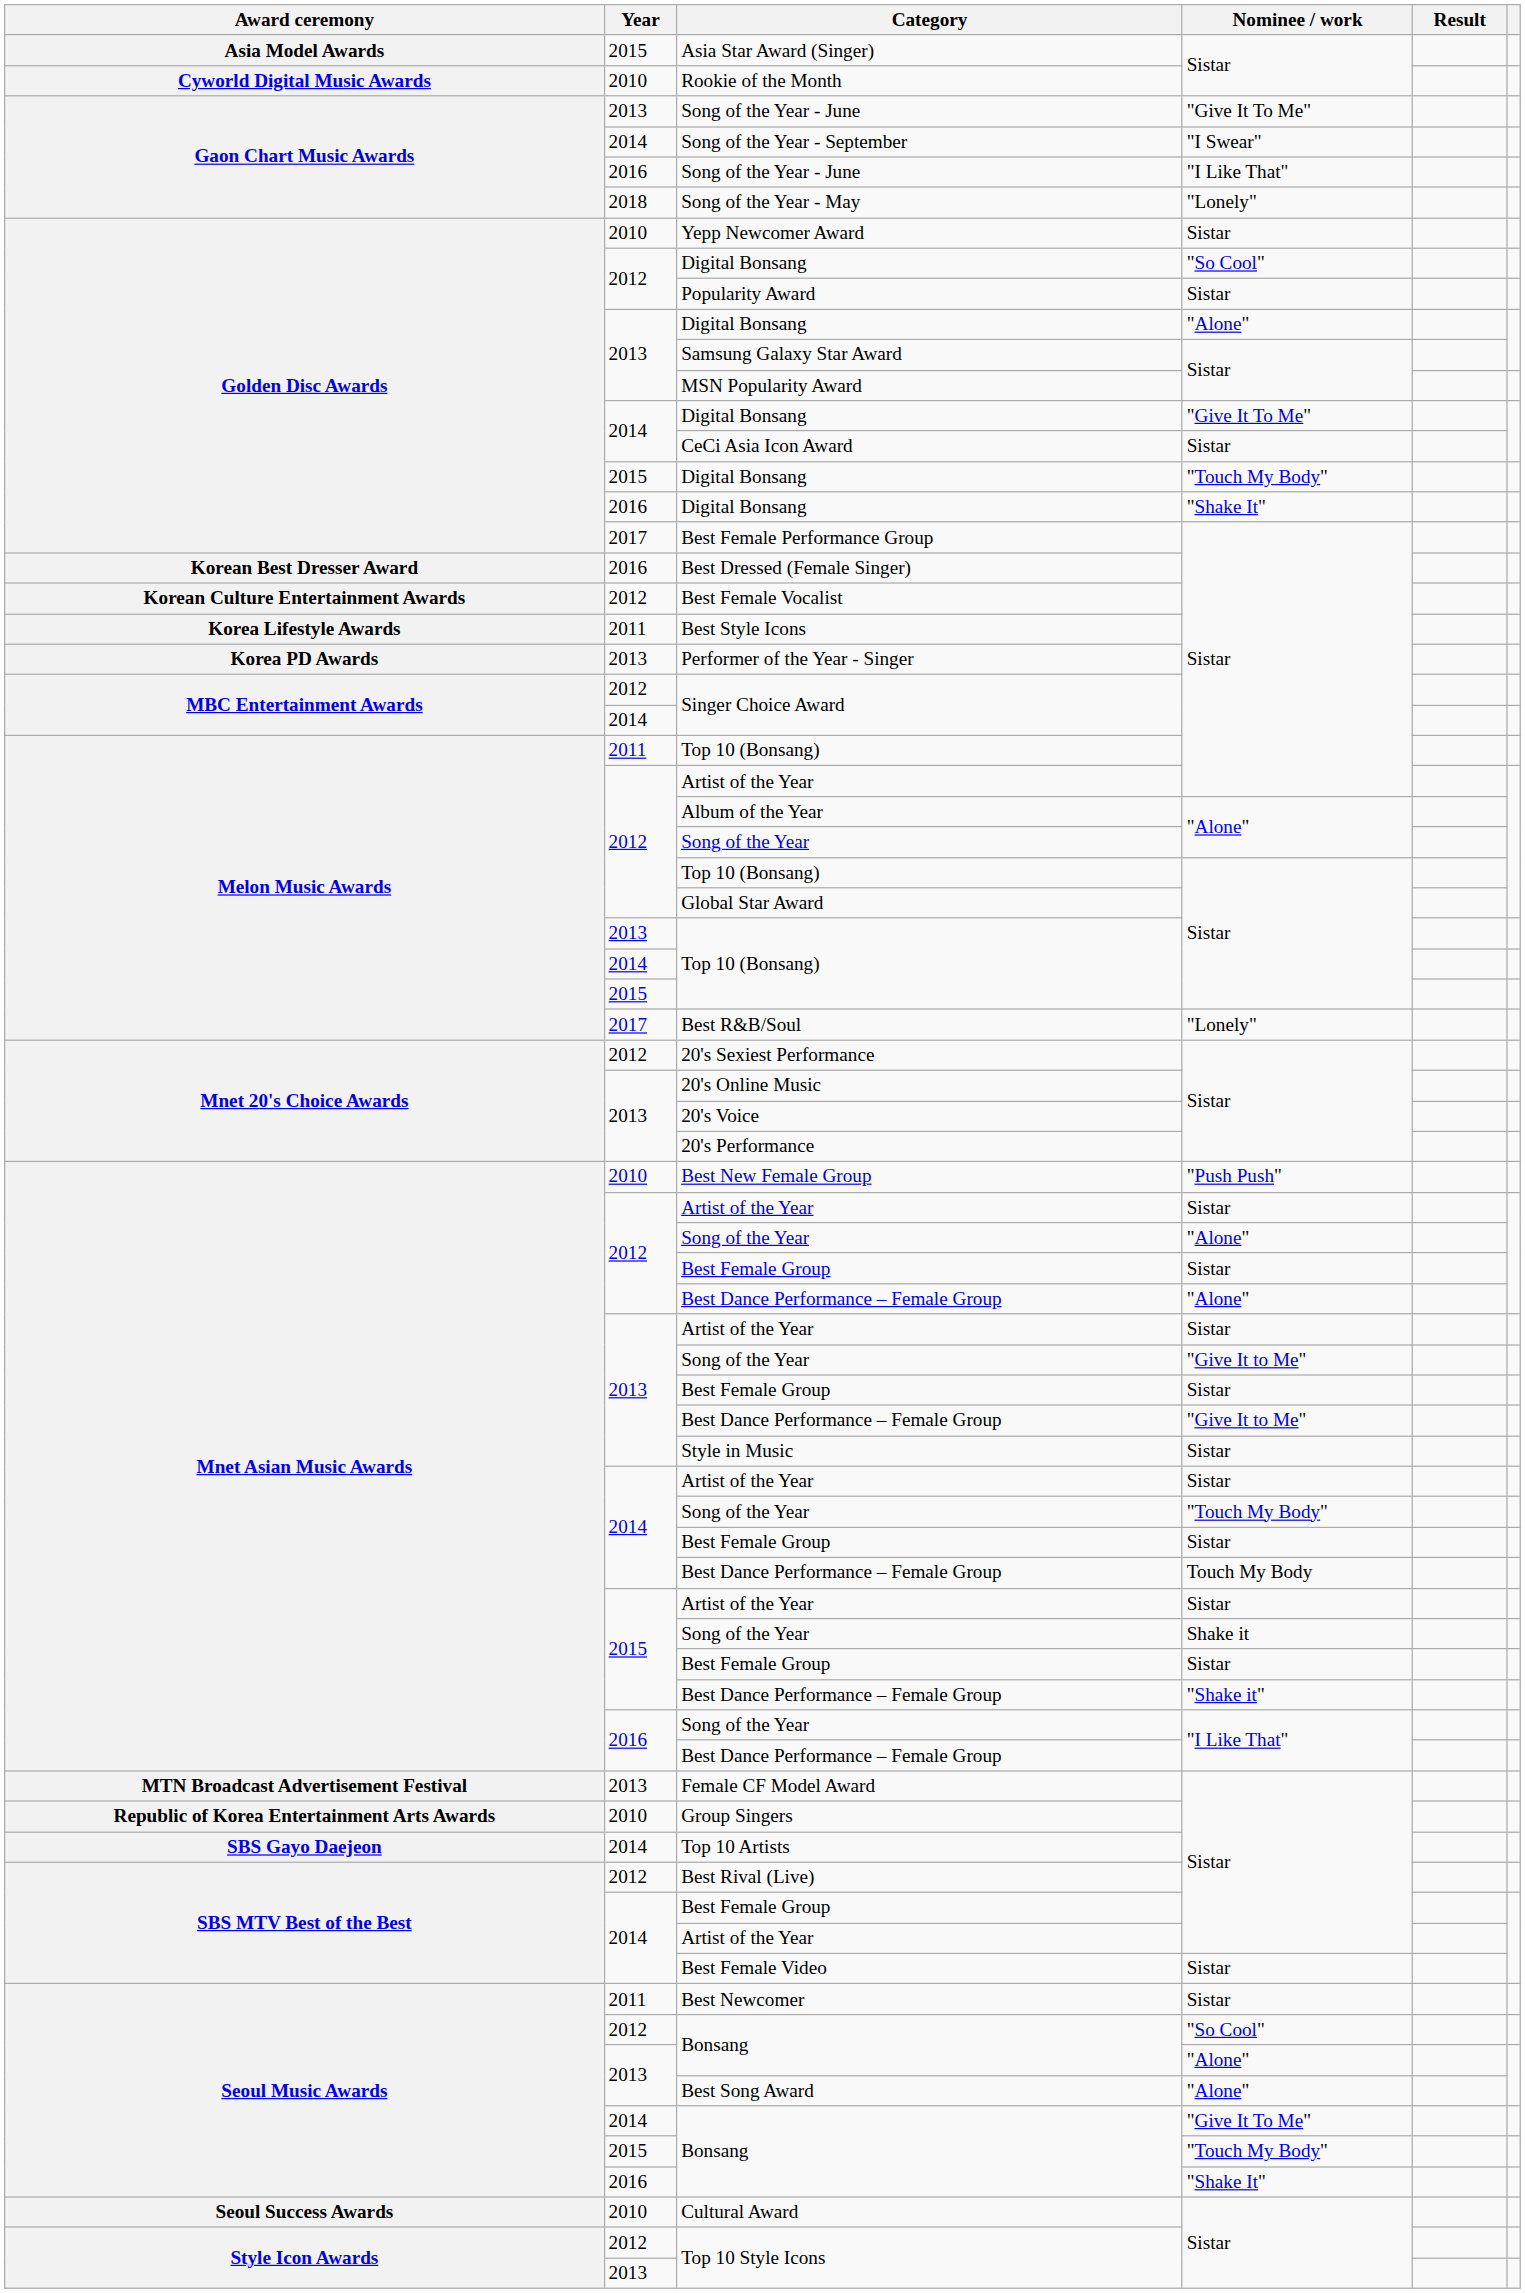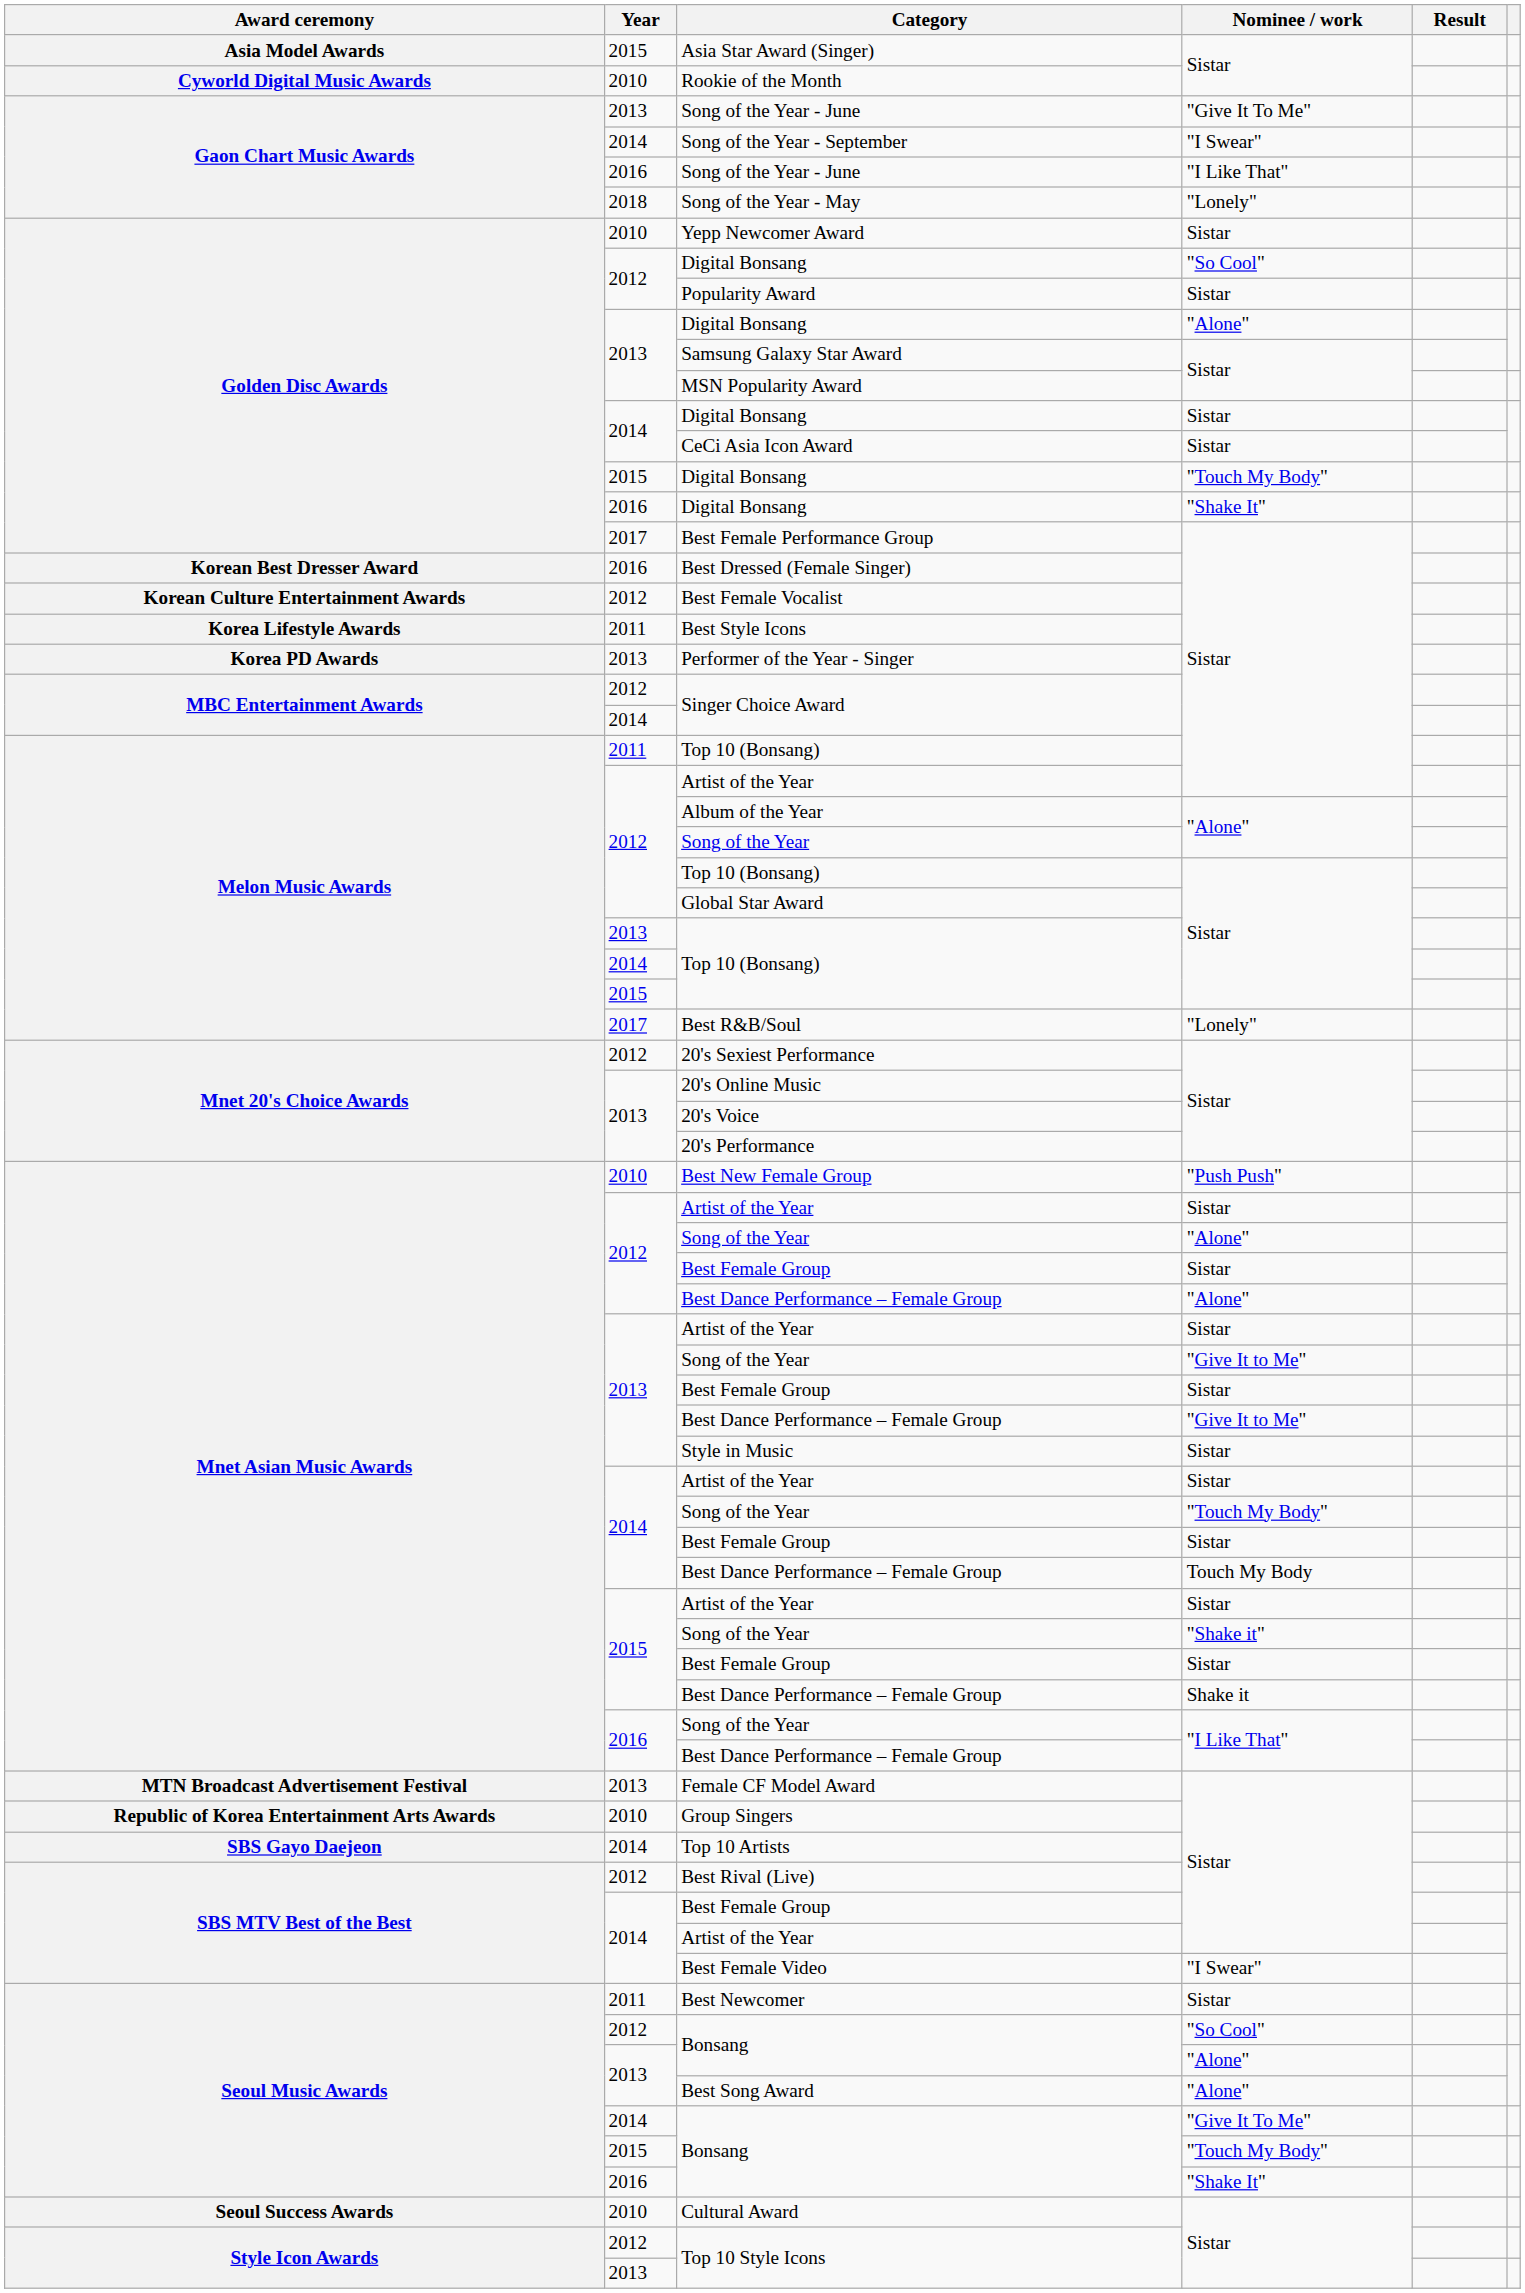(1249, 415) "Give It To Me" -> (1209, 415) Sistar
(1218, 1633) Shake it -> (1226, 1633) "Shake it"
(1226, 1694) "Shake it" -> (1218, 1694) Shake it
(1209, 1968) Sistar -> (1224, 1968) "I Swear"
